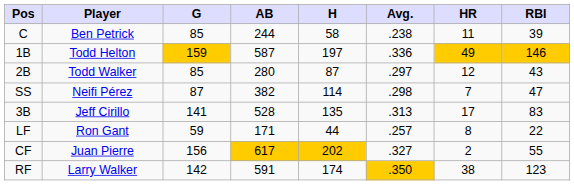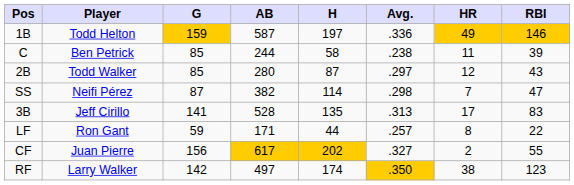rows swapped: (23, 33) <-> (23, 53)
(264, 170) 591 -> (264, 170) 497
